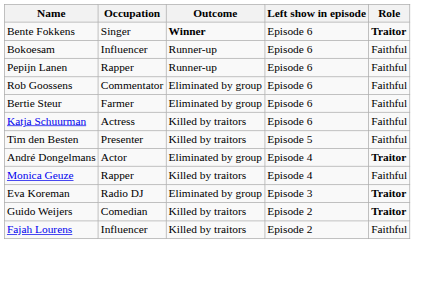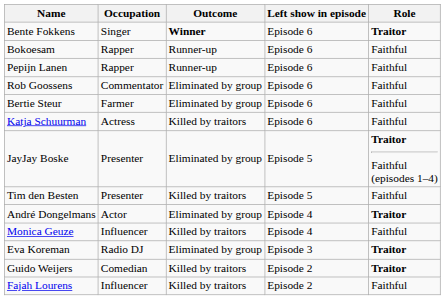(124, 49) Influencer -> (117, 49) Rapper
+ row: (38, 158)
(117, 175) Rapper -> (124, 232) Influencer
